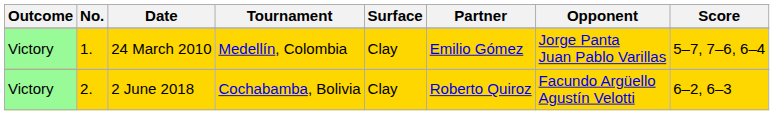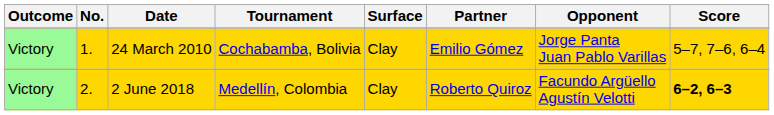(283, 48) Medellín, Colombia -> (290, 48) Cochabamba, Bolivia
(290, 89) Cochabamba, Bolivia -> (283, 89) Medellín, Colombia
(702, 89) normal -> (702, 89) bold
